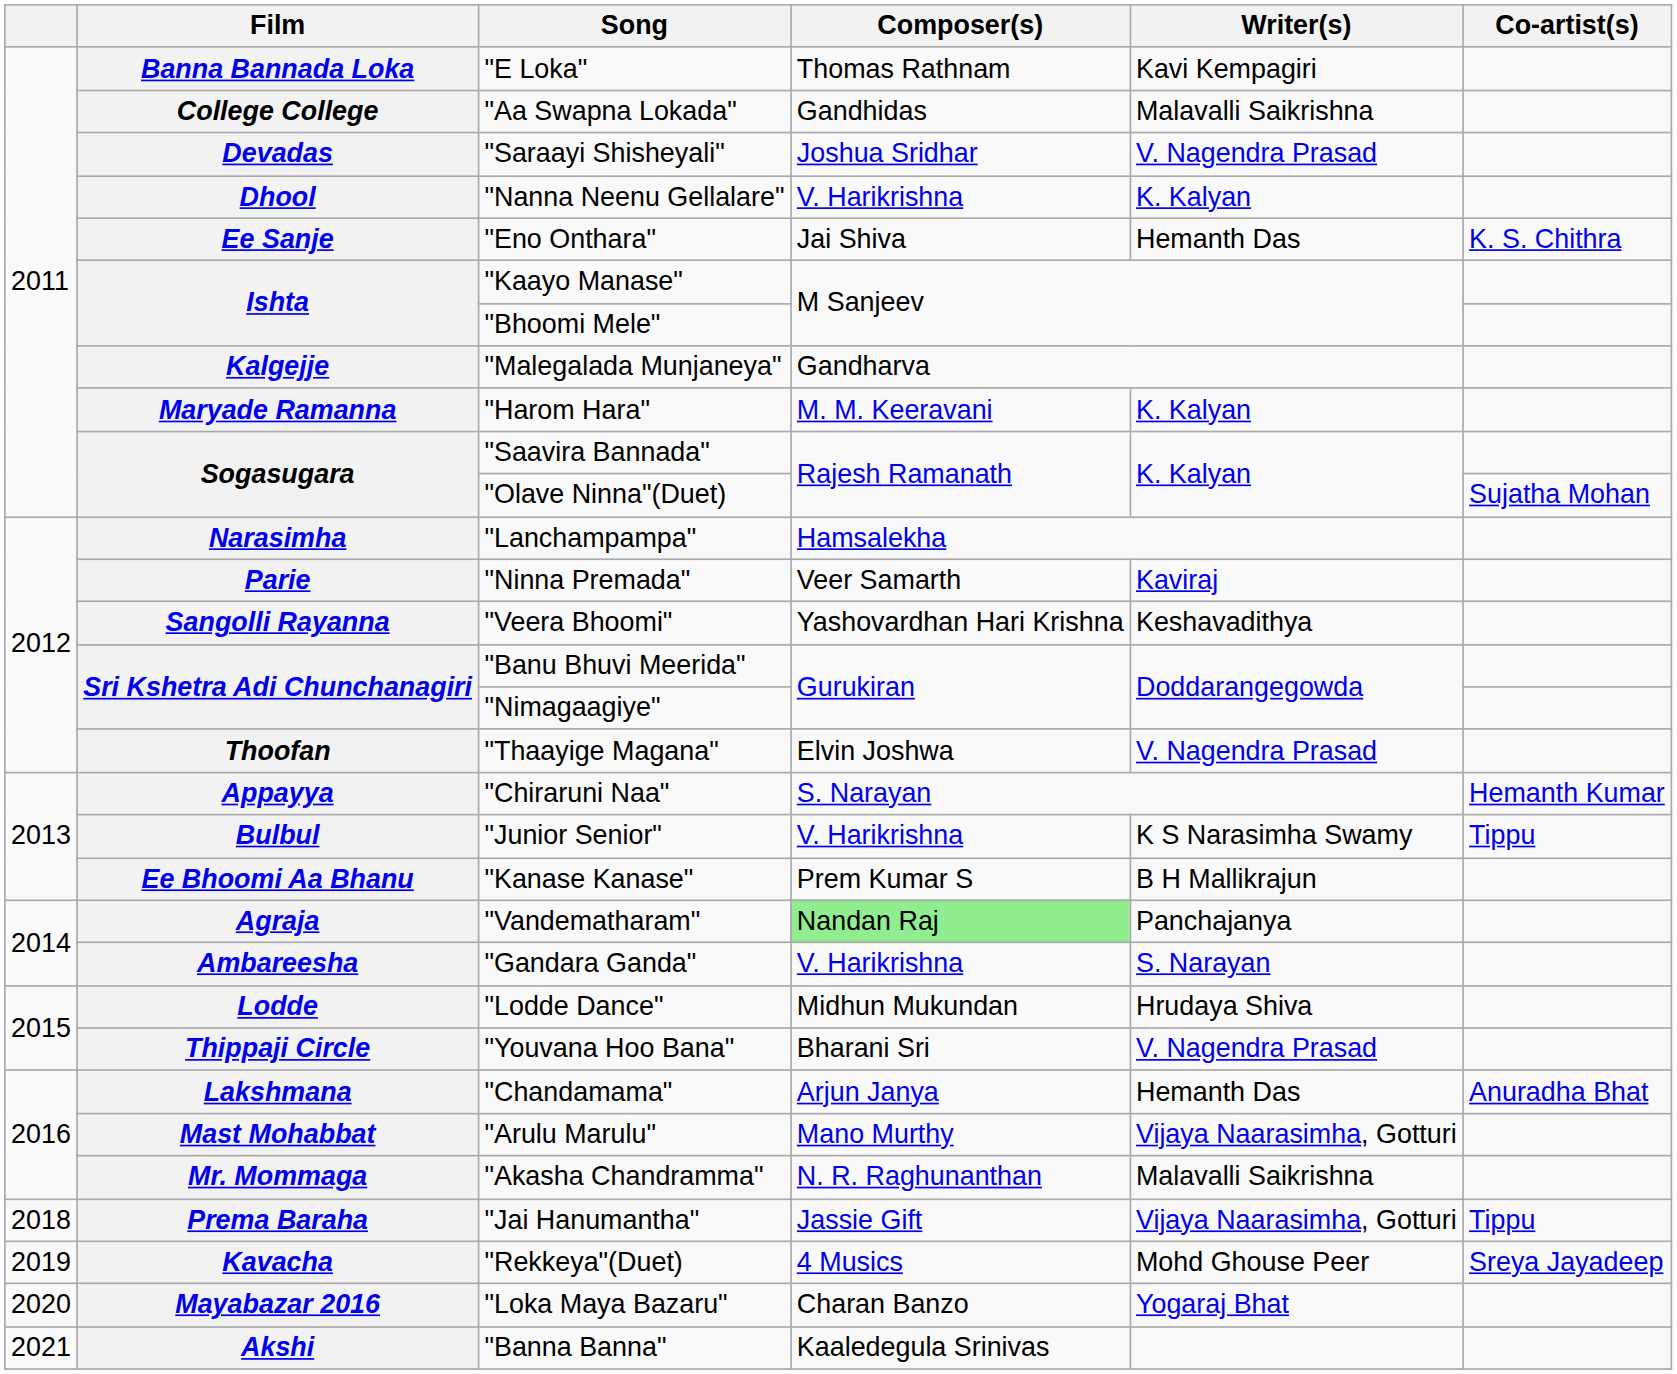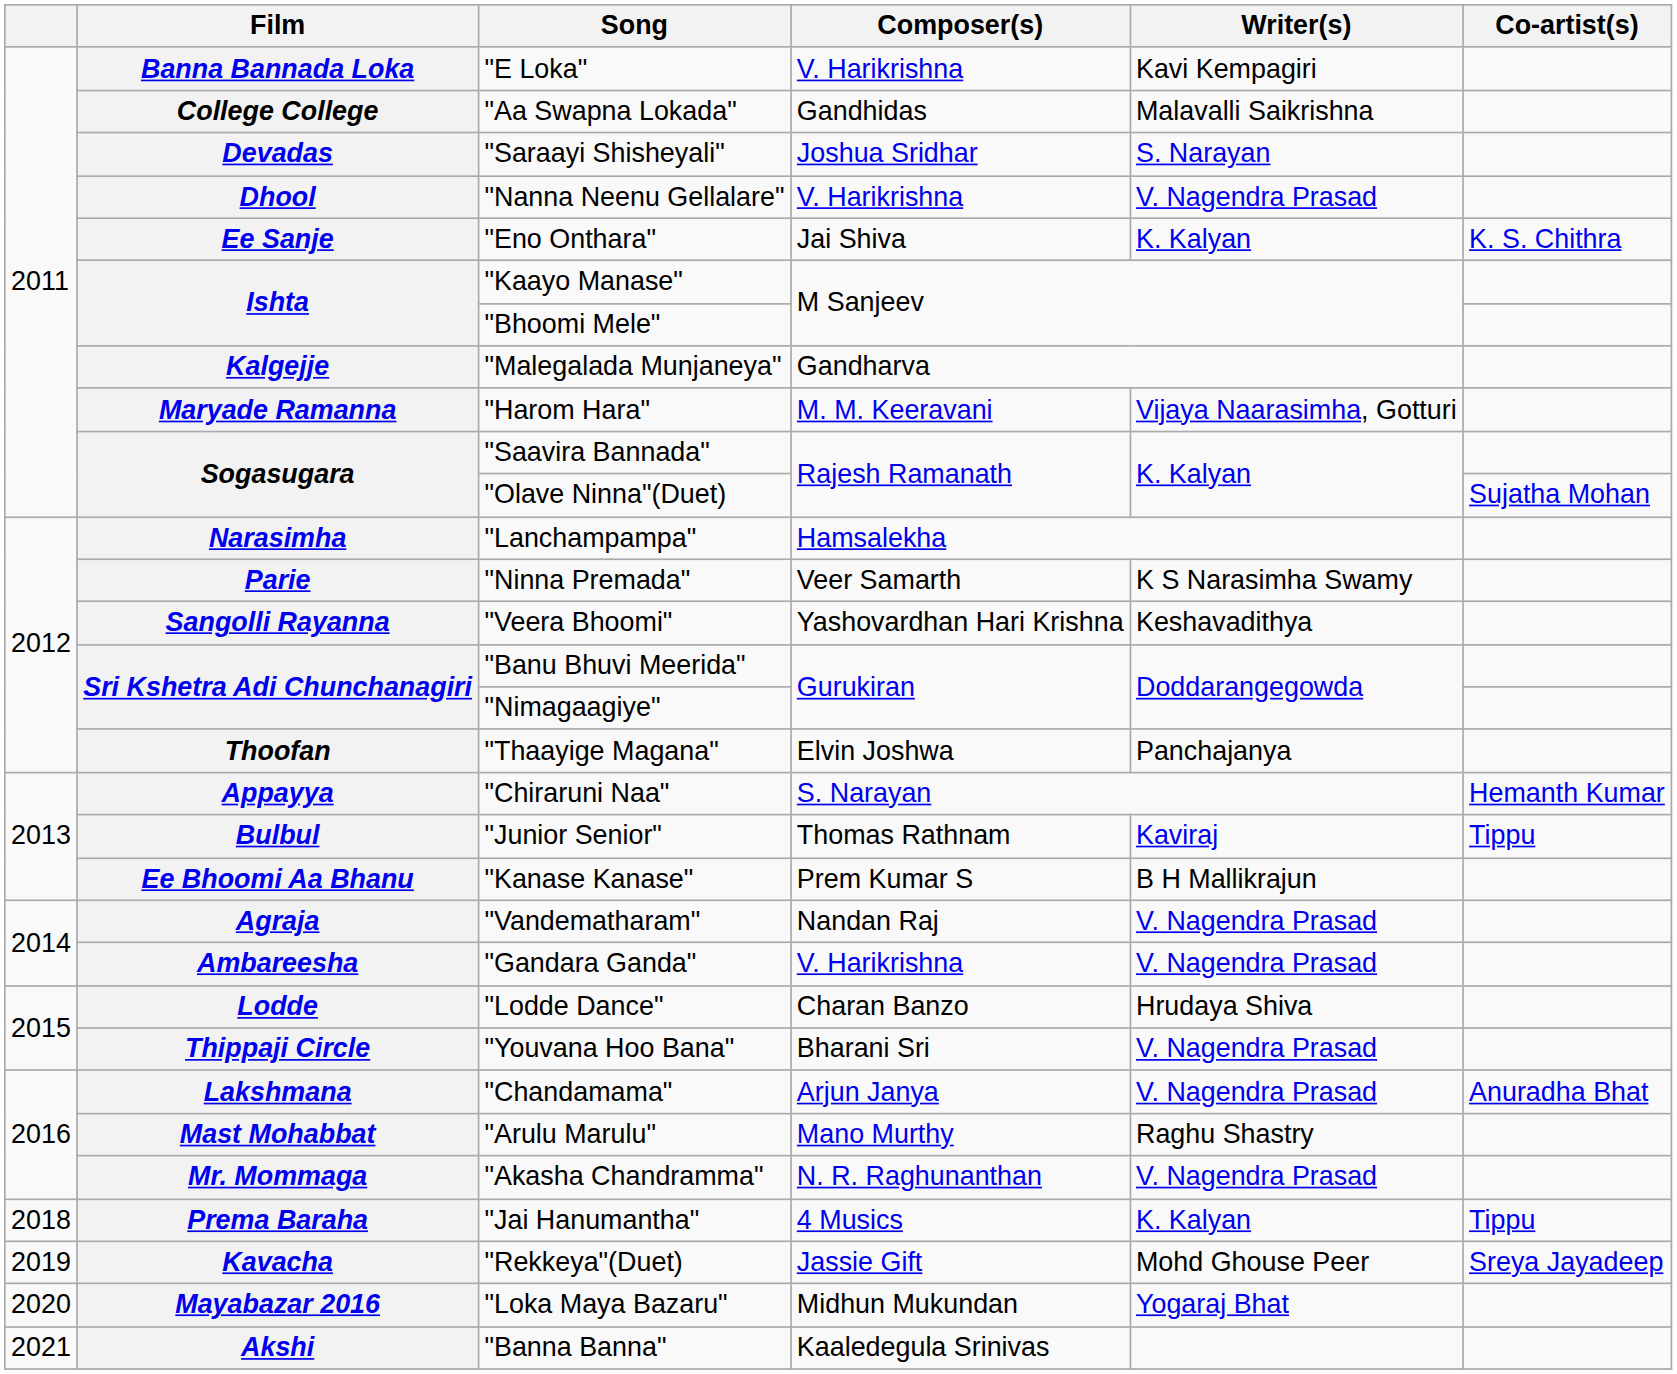(904, 68) Thomas Rathnam -> (880, 68) V. Harikrishna
(1257, 153) V. Nagendra Prasad -> (1203, 153) S. Narayan
(1194, 196) K. Kalyan -> (1257, 196) V. Nagendra Prasad
(1218, 238) Hemanth Das -> (1194, 238) K. Kalyan
(1194, 409) K. Kalyan -> (1296, 409) Vijaya Naarasimha, Gotturi
(1177, 580) Kaviraj -> (1274, 580) K S Narasimha Swamy
(1257, 750) V. Nagendra Prasad -> (1214, 750) Panchajanya
(880, 835) V. Harikrishna -> (904, 835) Thomas Rathnam
(1274, 835) K S Narasimha Swamy -> (1177, 835) Kaviraj
(868, 921) lightgreen background -> (868, 921) no background
(1214, 921) Panchajanya -> (1257, 921) V. Nagendra Prasad
(1203, 963) S. Narayan -> (1257, 963) V. Nagendra Prasad
(907, 1006) Midhun Mukundan -> (883, 1006) Charan Banzo
(1218, 1091) Hemanth Das -> (1257, 1091) V. Nagendra Prasad
(1296, 1134) Vijaya Naarasimha, Gotturi -> (1225, 1134) Raghu Shastry
(1255, 1176) Malavalli Saikrishna -> (1257, 1176) V. Nagendra Prasad
(860, 1219) Jassie Gift -> (850, 1219) 4 Musics
(1296, 1219) Vijaya Naarasimha, Gotturi -> (1194, 1219) K. Kalyan
(850, 1262) 4 Musics -> (860, 1262) Jassie Gift
(883, 1304) Charan Banzo -> (907, 1304) Midhun Mukundan
